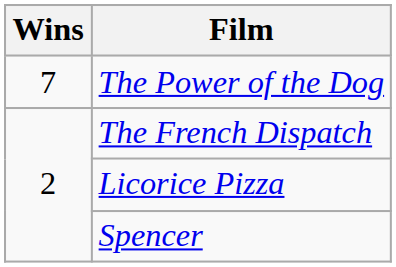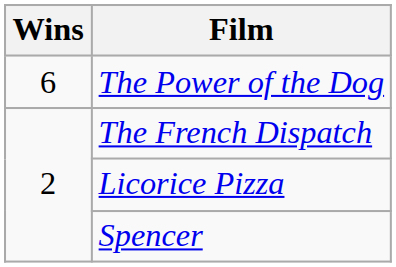(48, 81) 7 -> (48, 81) 6
